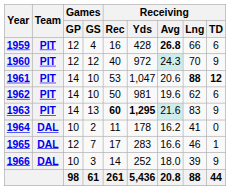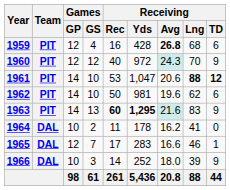(195, 45) 66 -> (195, 45) 68
